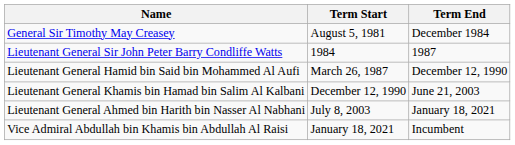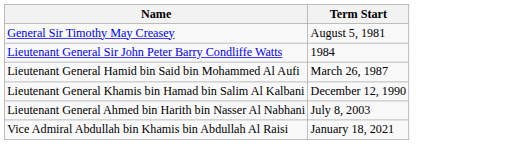- column: (460, 14)
